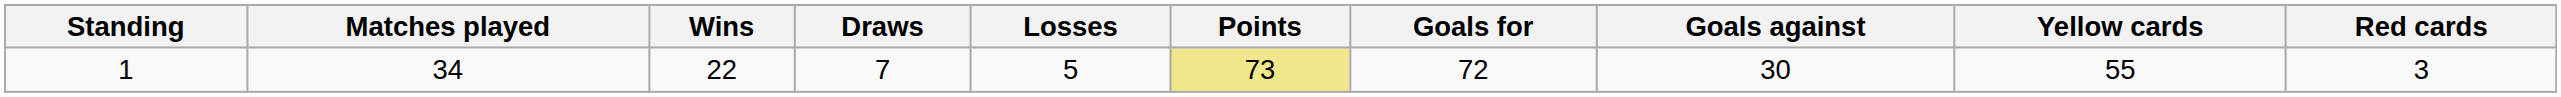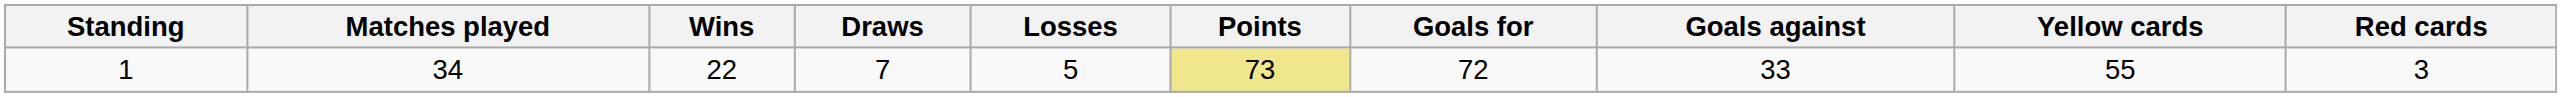(1776, 70) 30 -> (1776, 70) 33
